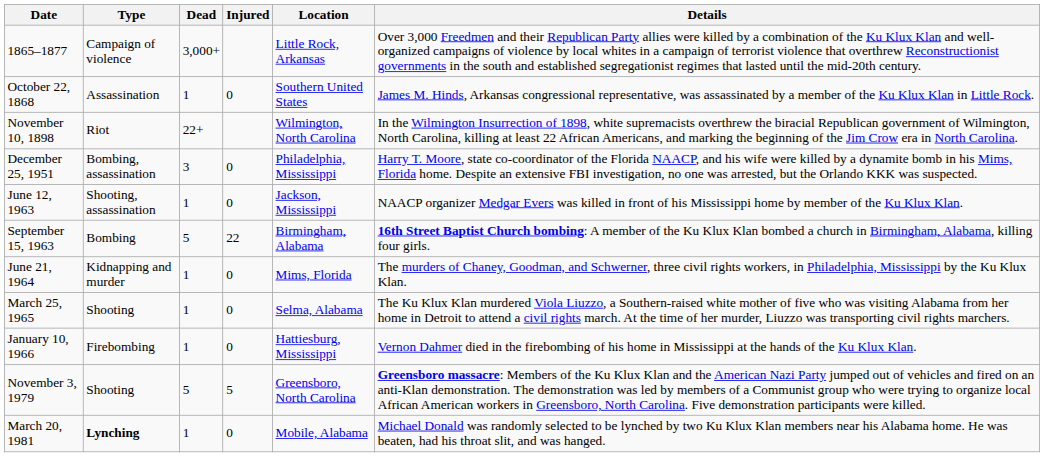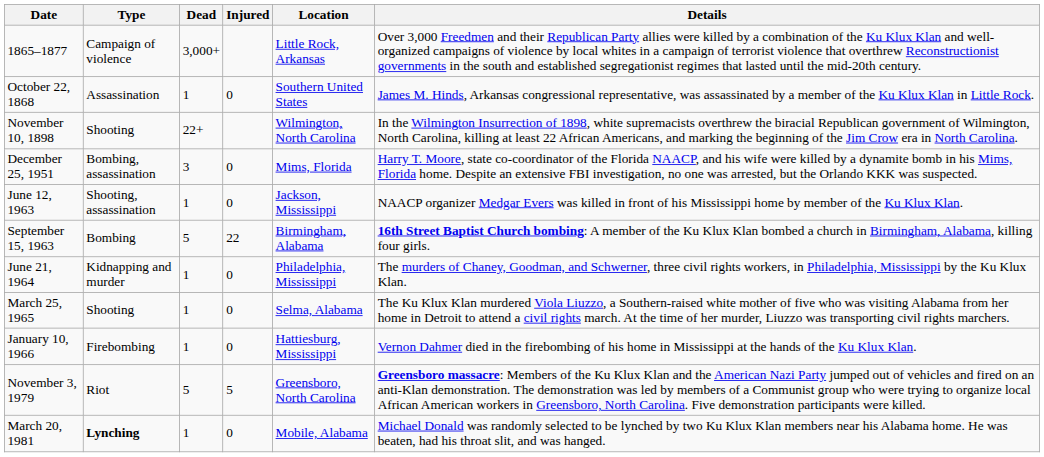(98, 130) Riot -> (110, 130) Shooting
(310, 166) Philadelphia, Mississippi -> (314, 166) Mims, Florida
(314, 274) Mims, Florida -> (310, 274) Philadelphia, Mississippi
(110, 389) Shooting -> (98, 389) Riot
